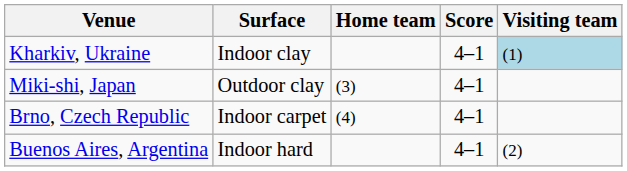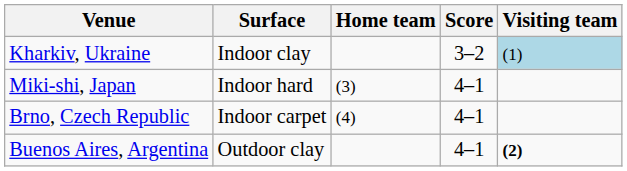(469, 52) 4–1 -> (469, 52) 3–2
(271, 85) Outdoor clay -> (265, 85) Indoor hard
(265, 149) Indoor hard -> (271, 149) Outdoor clay
(512, 150) normal -> (512, 149) bold
